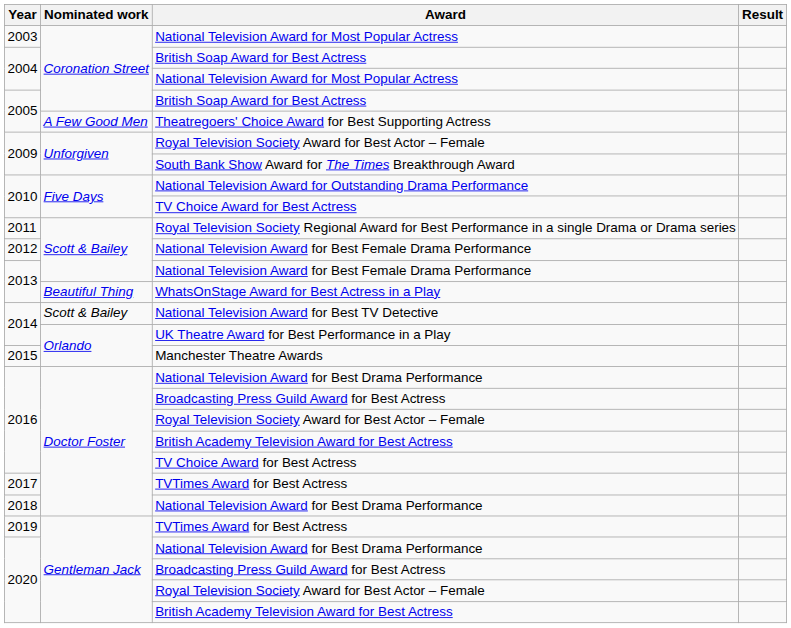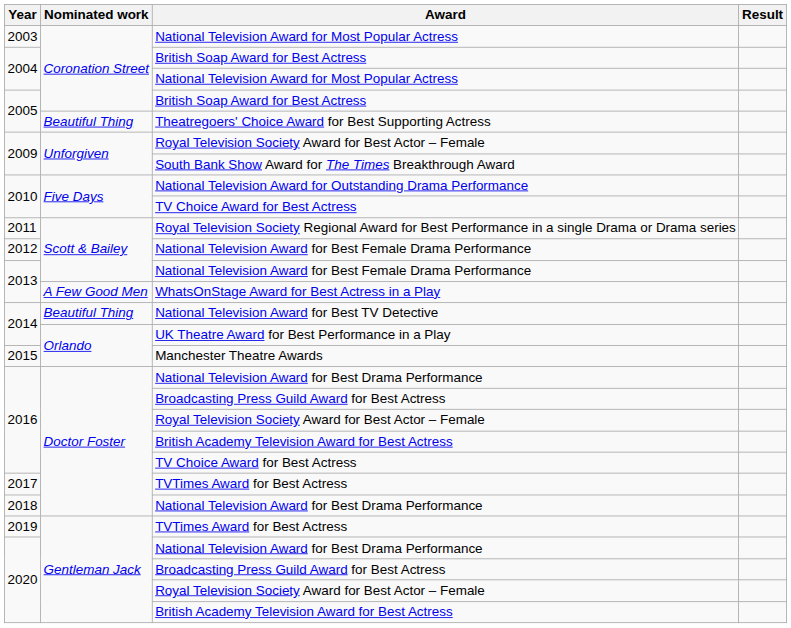(96, 121) A Few Good Men -> (88, 121) Beautiful Thing
(88, 292) Beautiful Thing -> (96, 292) A Few Good Men
(85, 313) Scott & Bailey -> (88, 313) Beautiful Thing
